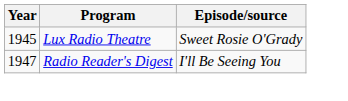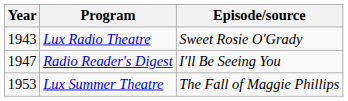(22, 38) 1945 -> (22, 38) 1943
+ row: (103, 84)
